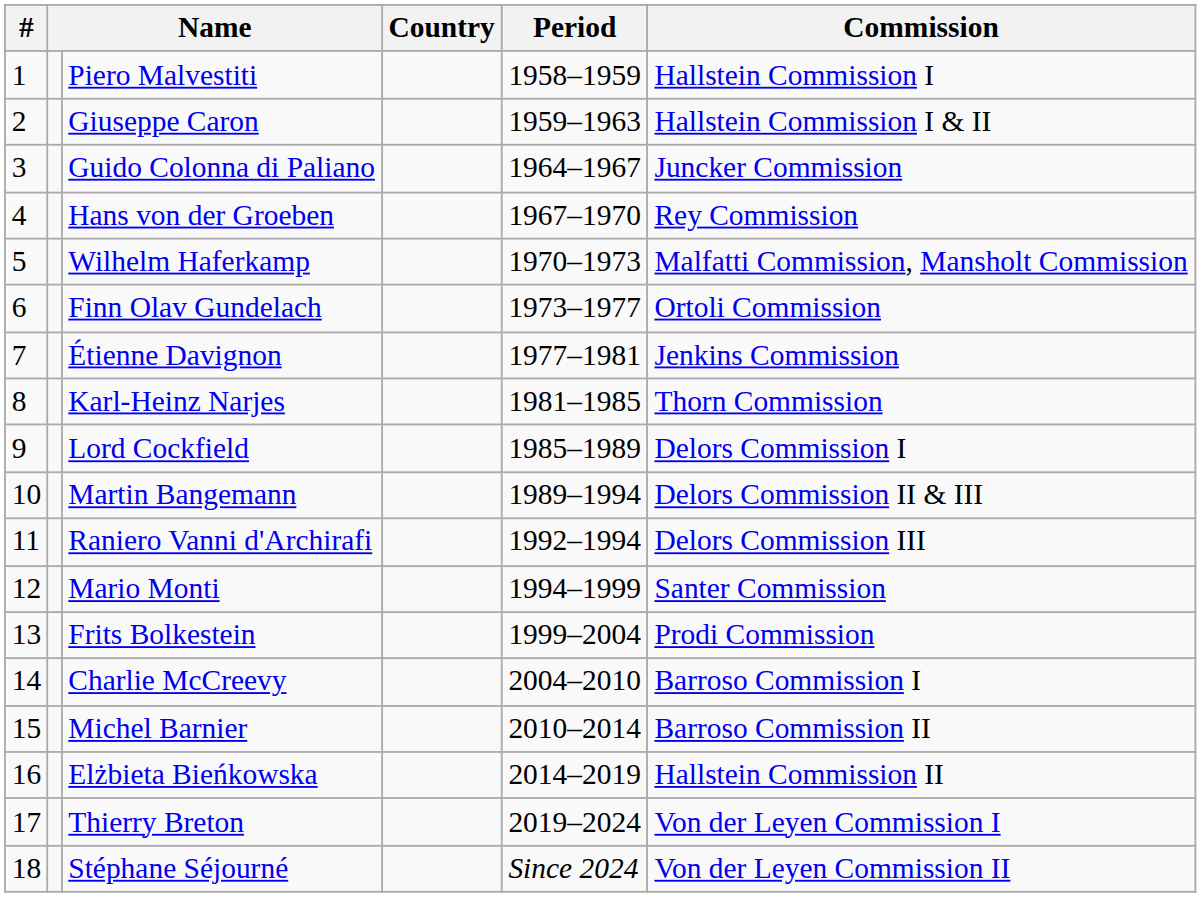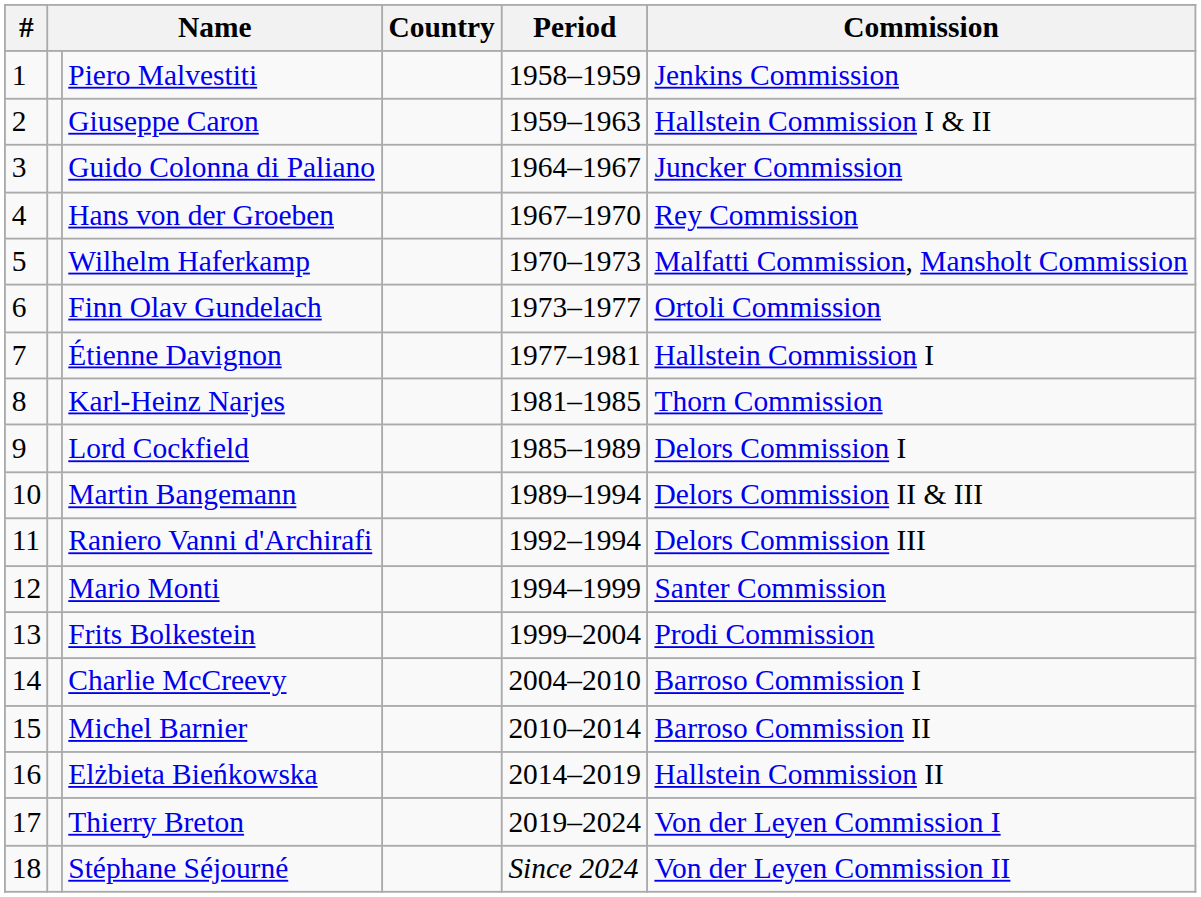(794, 74) Hallstein Commission I -> (777, 74) Jenkins Commission
(777, 354) Jenkins Commission -> (794, 354) Hallstein Commission I
